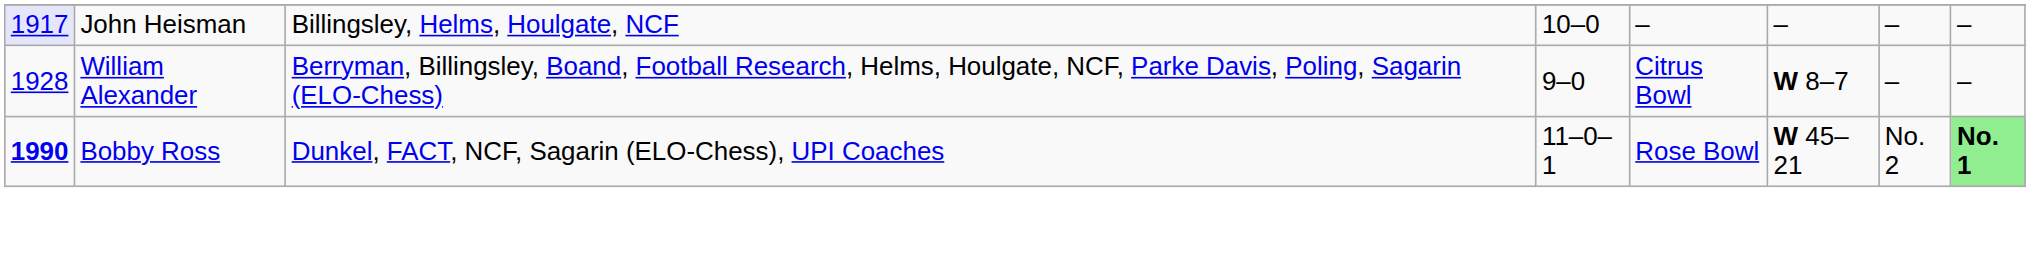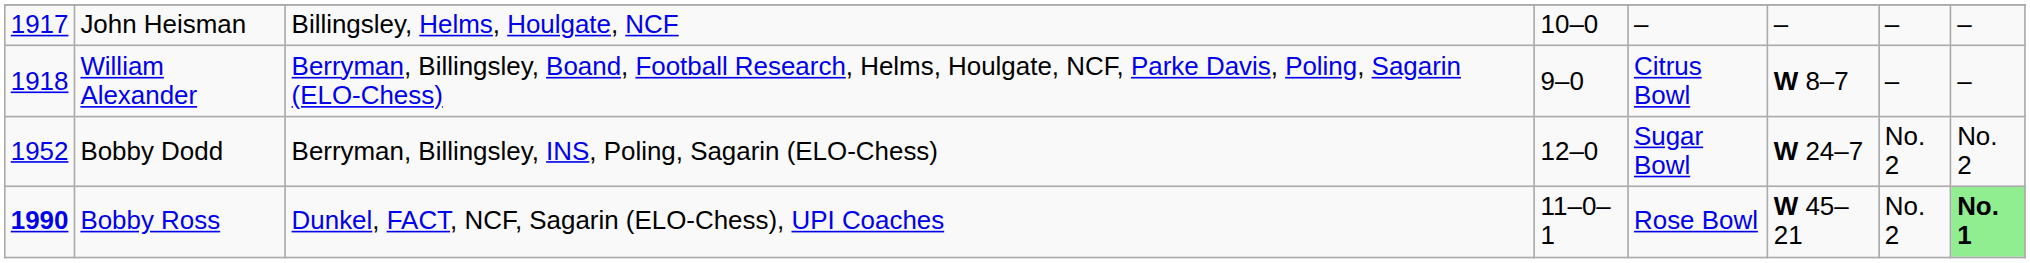(40, 25) lavender background -> (40, 25) no background
(40, 80) 1928 -> (40, 80) 1918
+ row: (152, 151)
